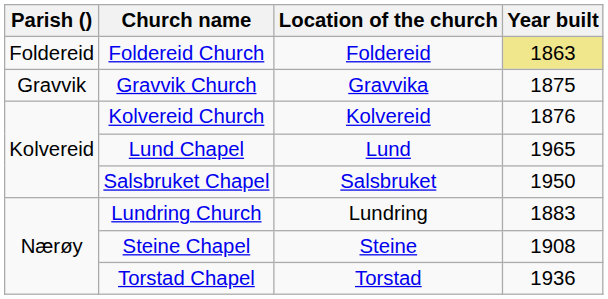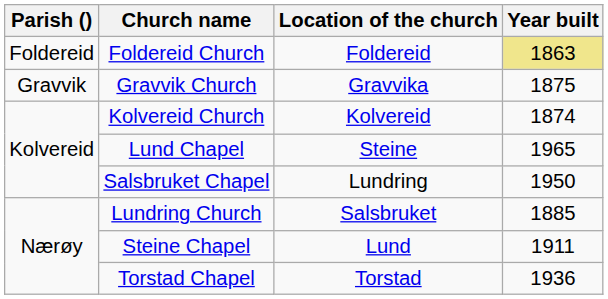(553, 117) 1876 -> (553, 117) 1874
(388, 149) Lund -> (388, 149) Steine
(388, 181) Salsbruket -> (388, 181) Lundring
(388, 213) Lundring -> (388, 213) Salsbruket
(553, 213) 1883 -> (553, 213) 1885
(388, 246) Steine -> (388, 246) Lund
(553, 246) 1908 -> (553, 246) 1911
